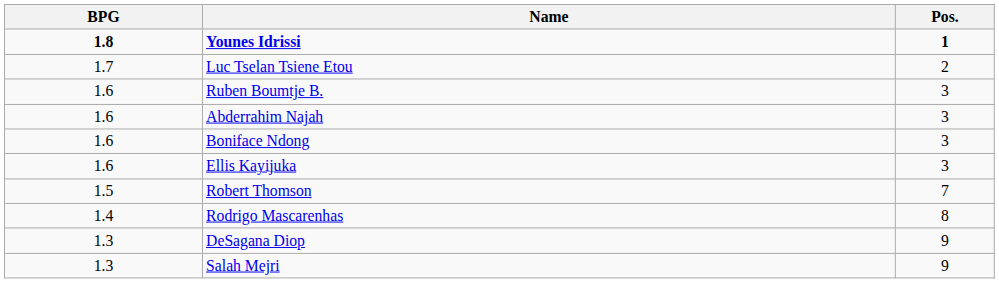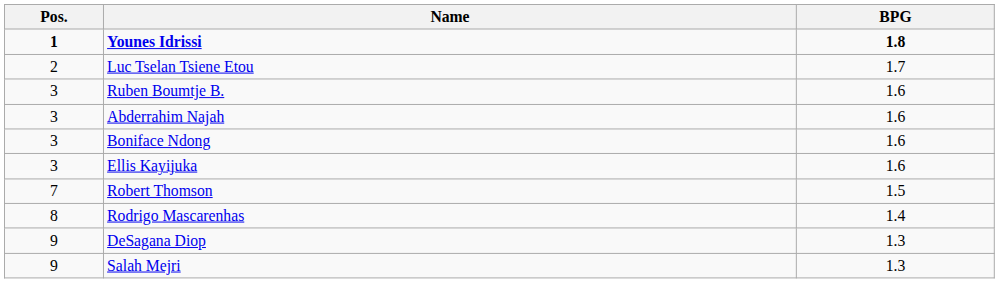columns swapped: (945, 16) <-> (103, 16)
